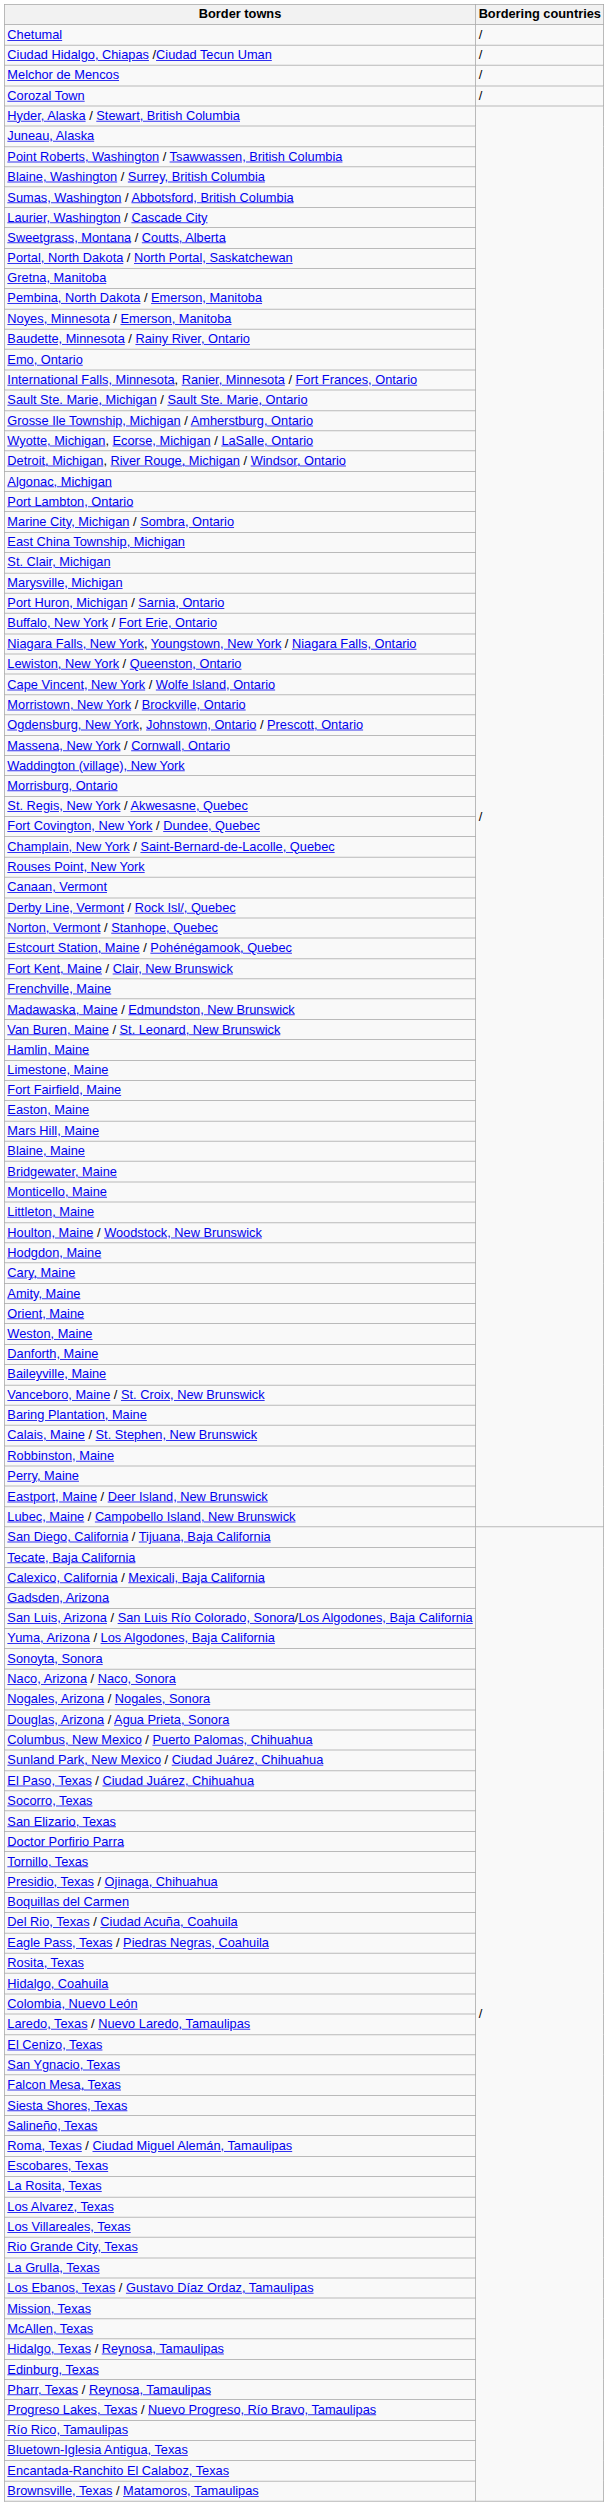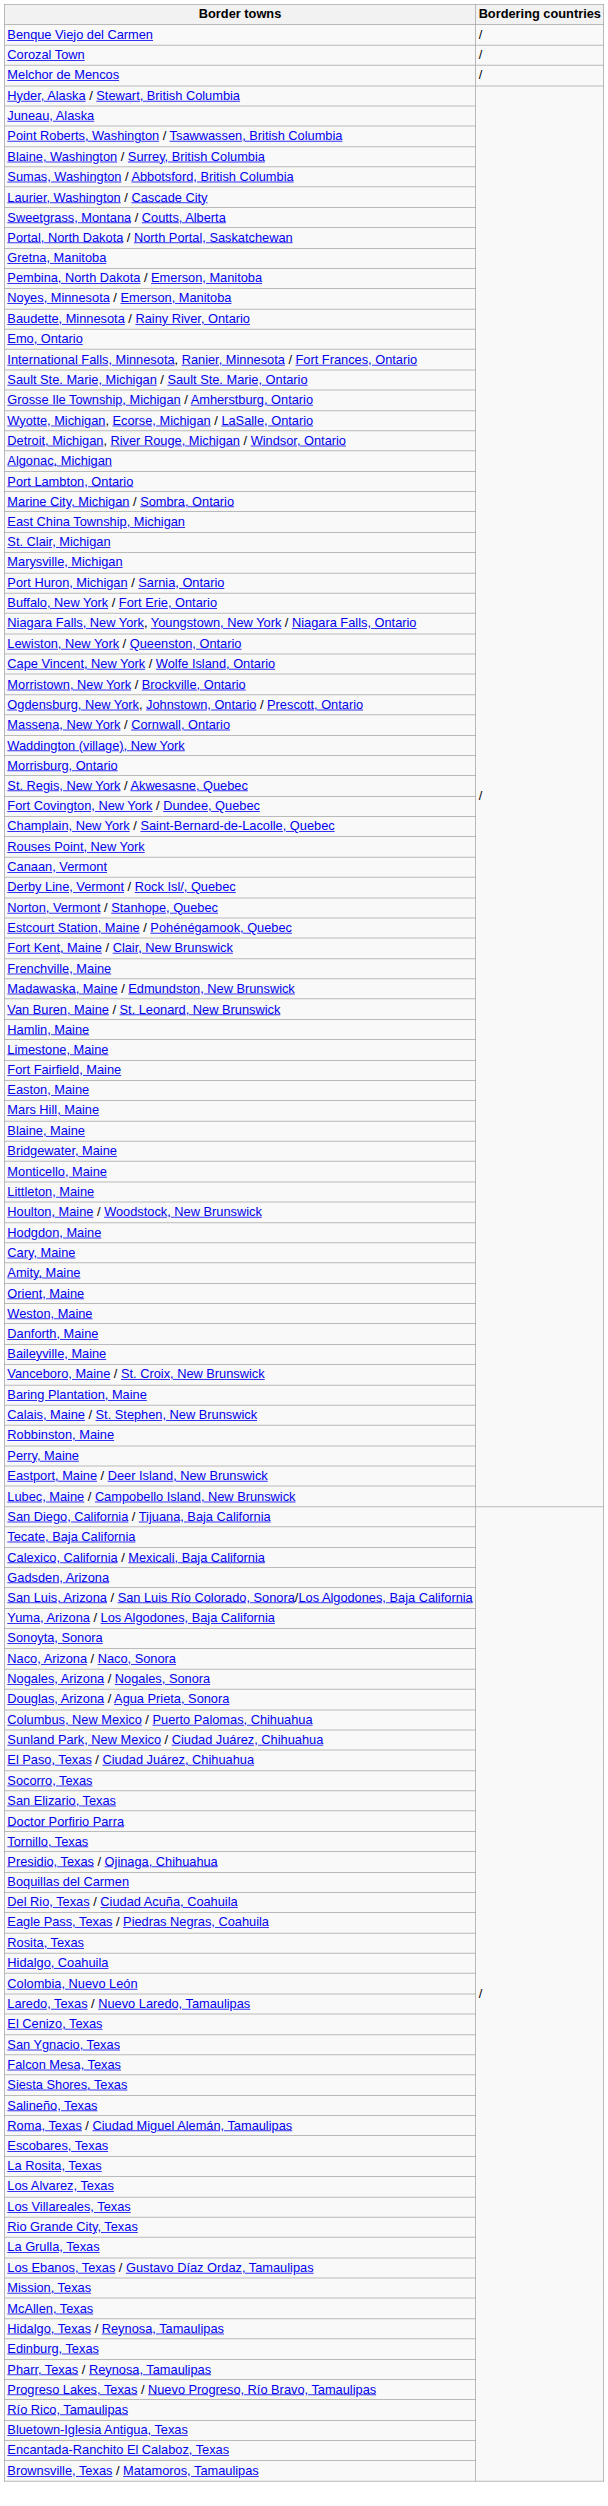+ row: (80, 34)
- row: (35, 34)
- row: (140, 55)
rows swapped: (46, 95) <-> (63, 75)
